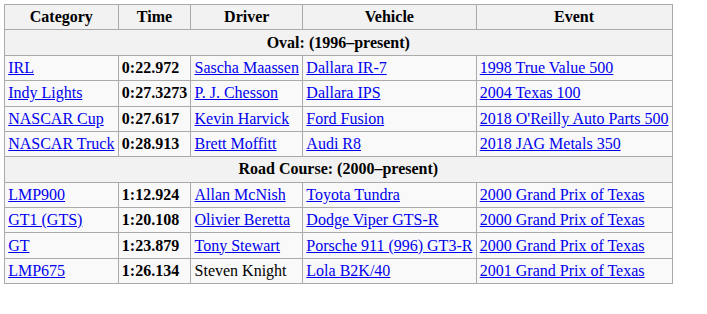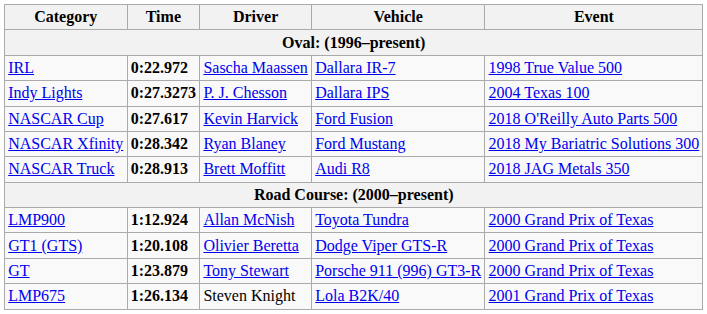+ row: (66, 144)
